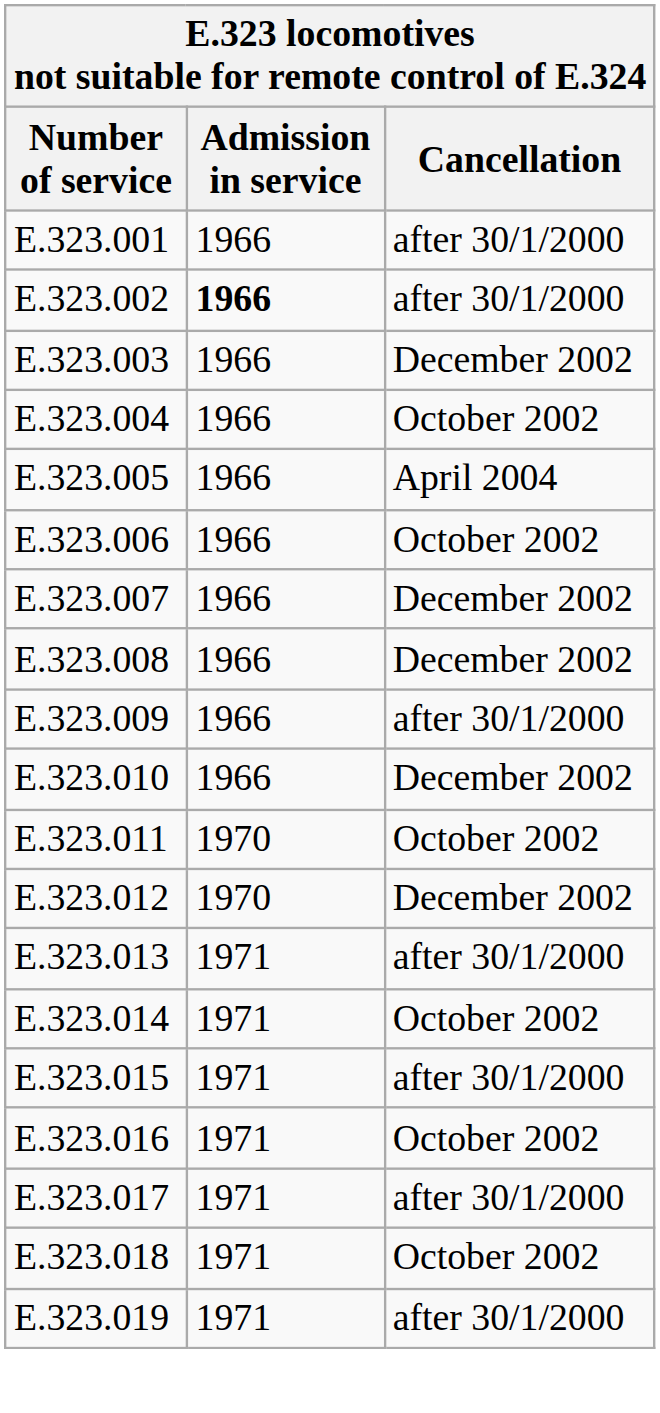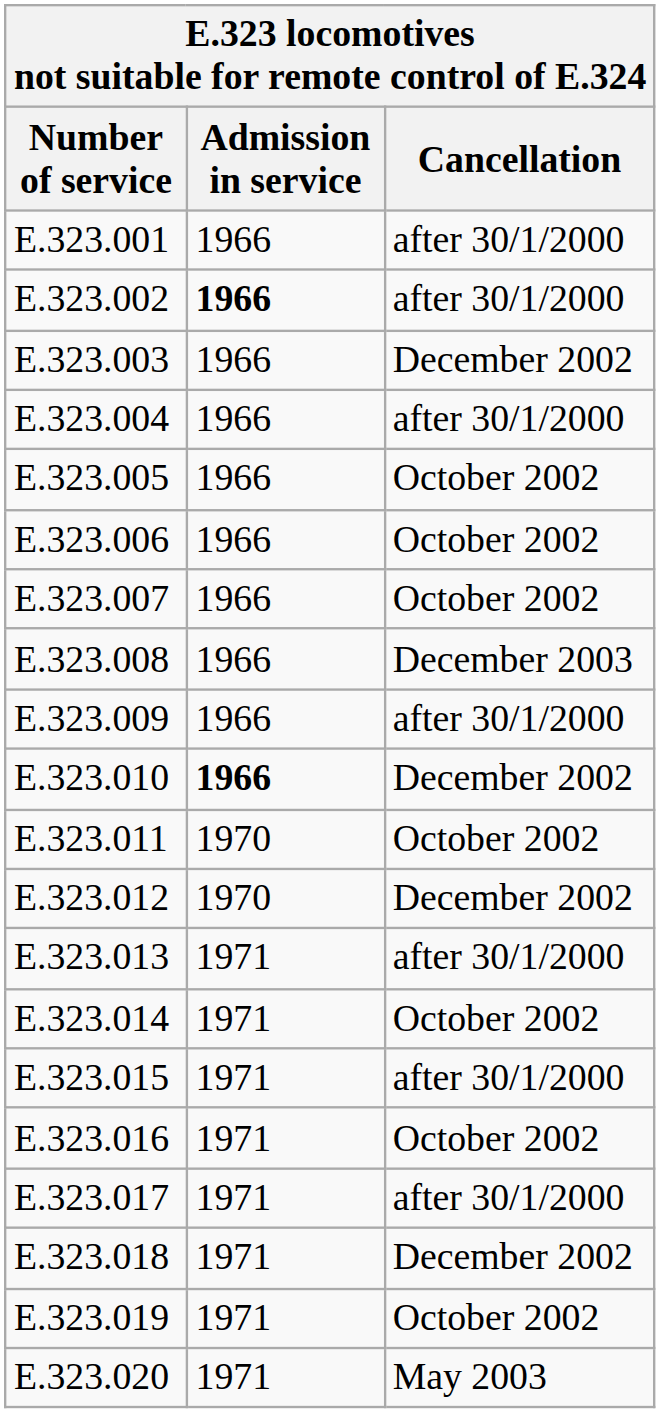(496, 418) October 2002 -> (509, 418) after 30/1/2000
(475, 478) April 2004 -> (496, 478) October 2002
(513, 598) December 2002 -> (496, 598) October 2002
(513, 658) December 2002 -> (513, 658) December 2003
(233, 778) normal -> (233, 778) bold
(496, 1257) October 2002 -> (513, 1257) December 2002
(509, 1317) after 30/1/2000 -> (496, 1317) October 2002
+ row: (92, 1376)
